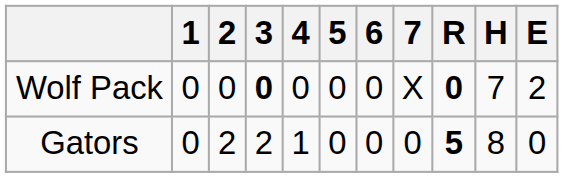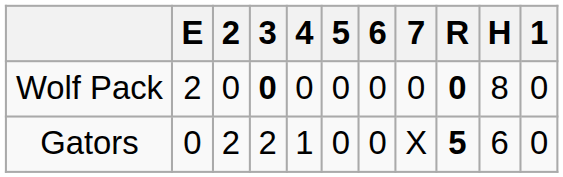columns swapped: (191, 32) <-> (537, 32)
(413, 88) X -> (416, 88) 0
(496, 88) 7 -> (500, 88) 8
(413, 143) 0 -> (416, 143) X
(496, 143) 8 -> (500, 143) 6
